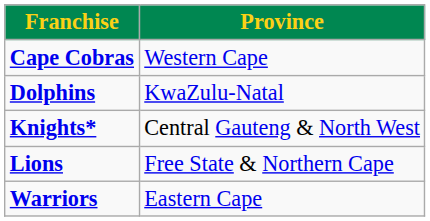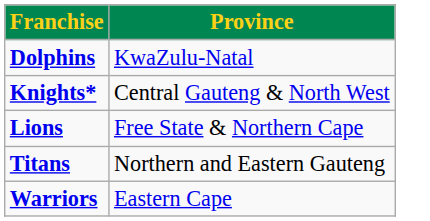- row: (72, 57)
+ row: (40, 163)
